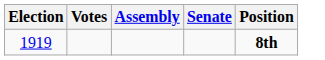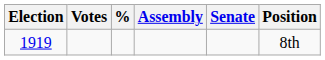+ column: (122, 17)
(266, 42) bold -> (290, 42) normal
